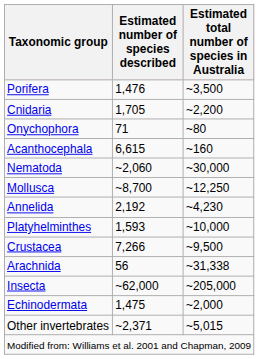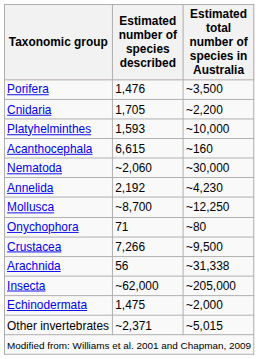rows swapped: (49, 227) <-> (43, 129)
rows swapped: (31, 188) <-> (30, 207)
